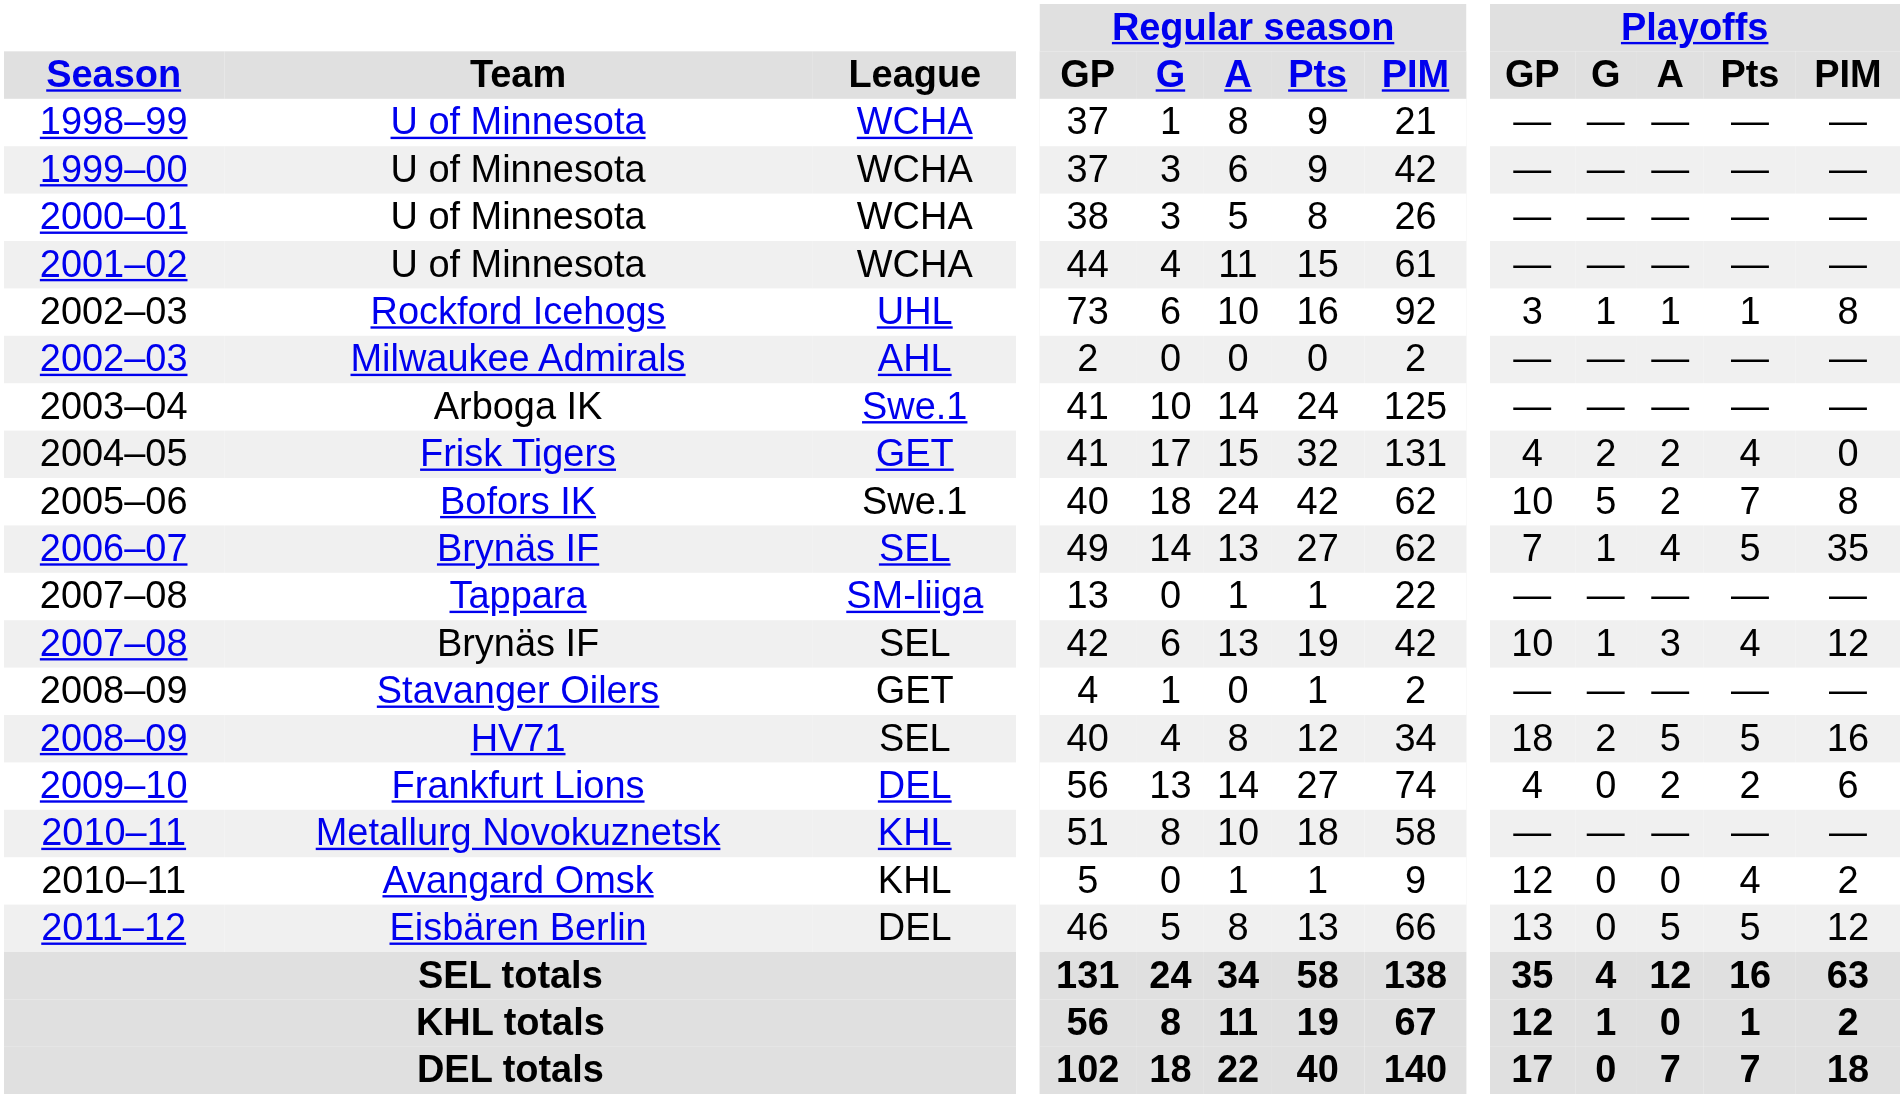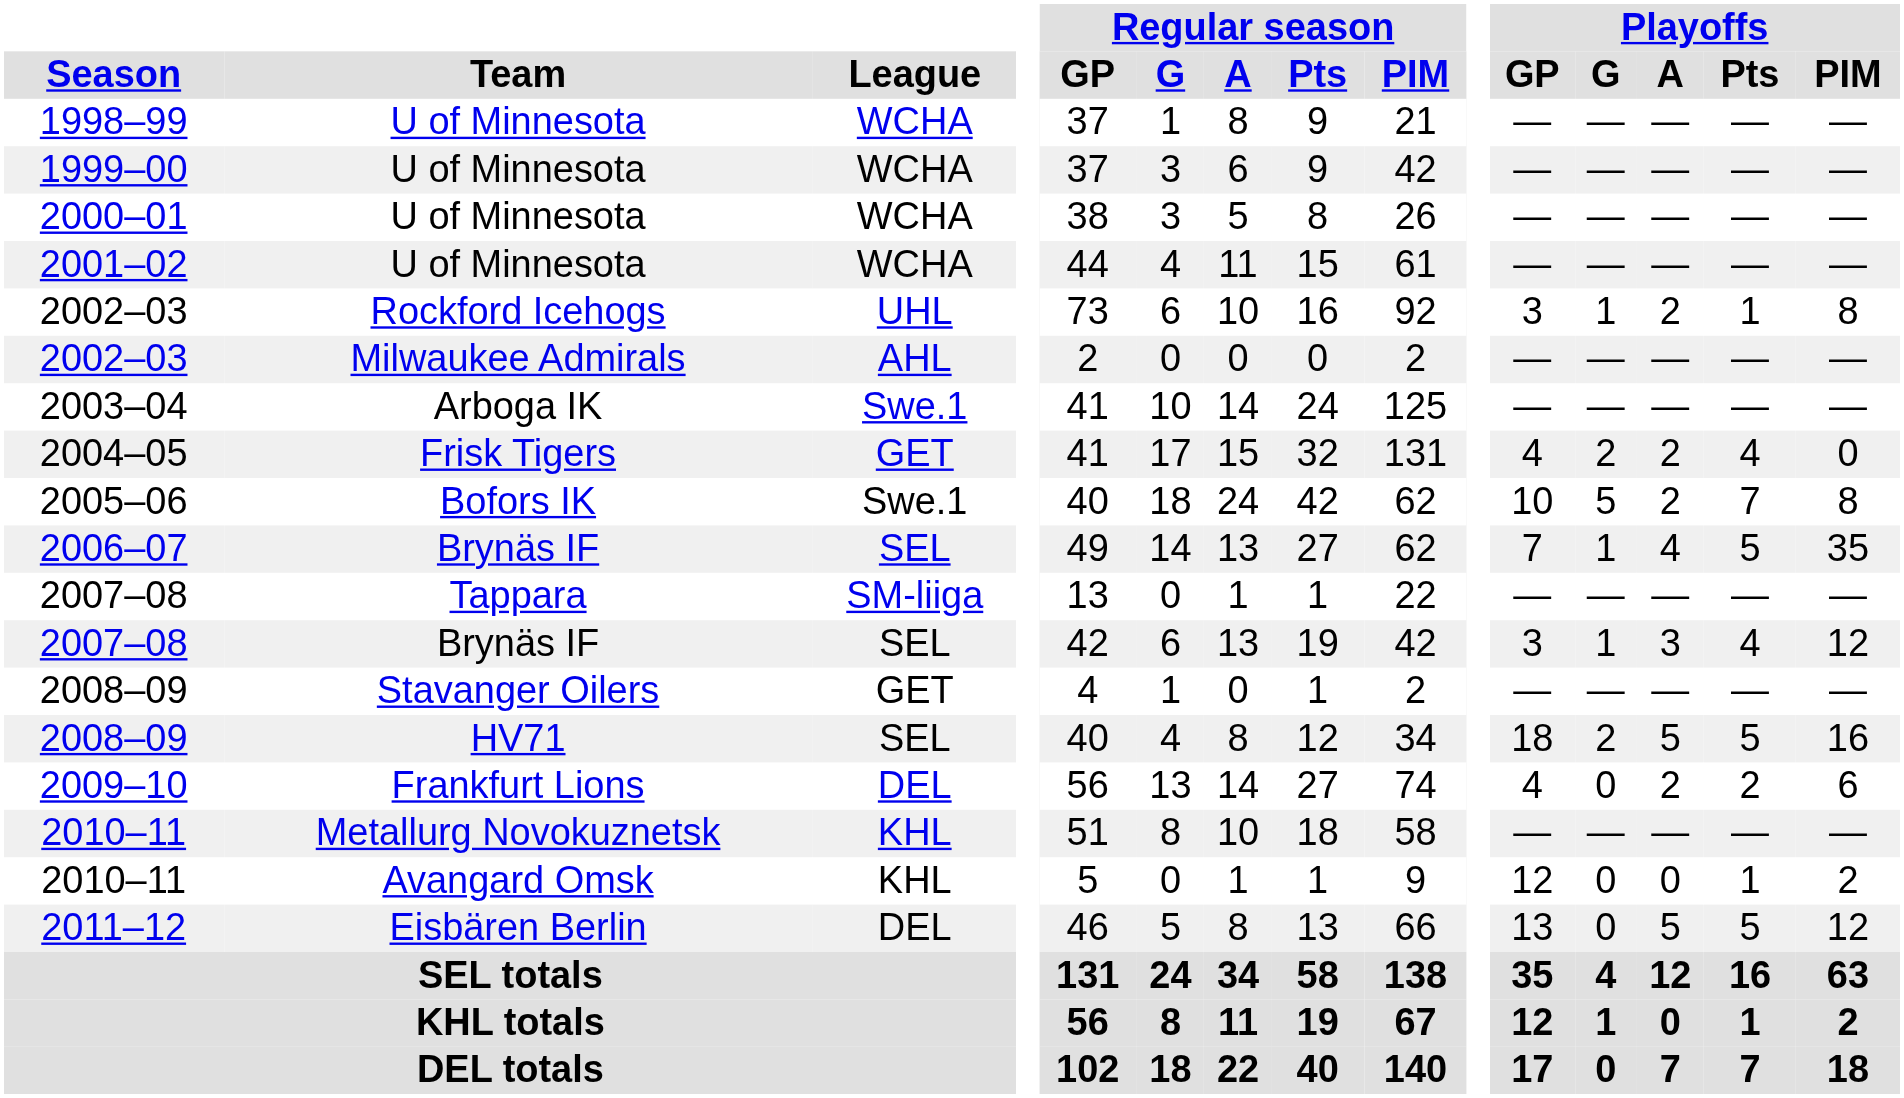(1670, 311) 1 -> (1670, 311) 2
(1532, 643) 10 -> (1532, 643) 3
(1750, 880) 4 -> (1750, 880) 1
